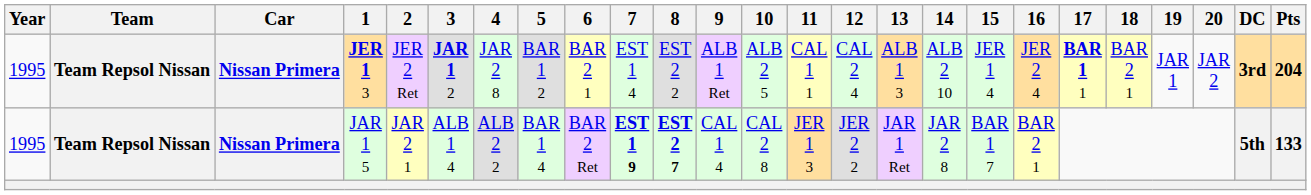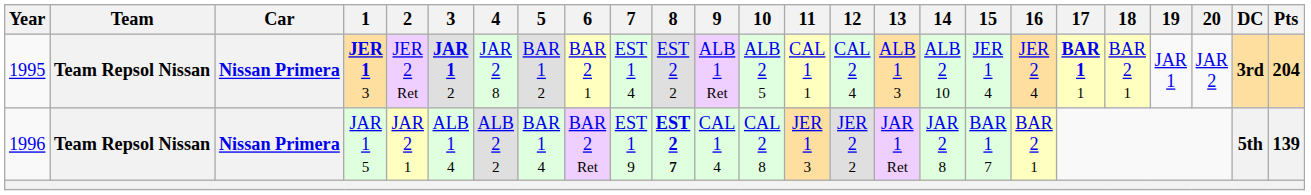(27, 143) 1995 -> (27, 143) 1996
(632, 143) bold -> (631, 142) normal
(1288, 143) 133 -> (1286, 143) 139
